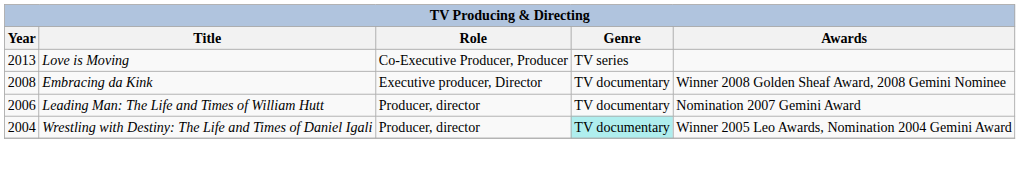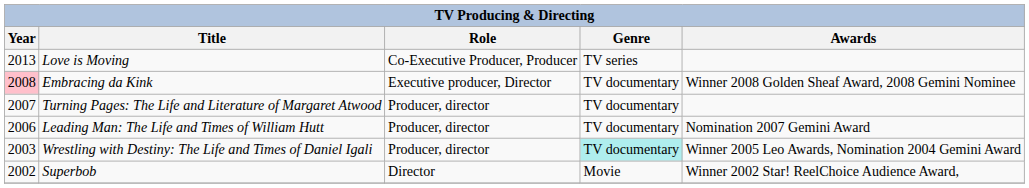(22, 82) no background -> (22, 82) pink background
+ row: (212, 104)
(22, 127) 2004 -> (22, 149) 2003
+ row: (69, 171)
